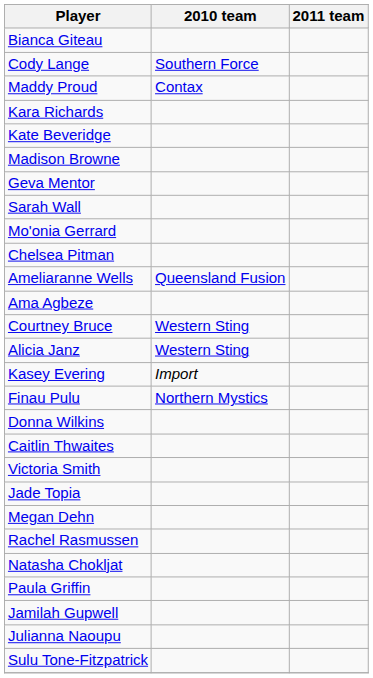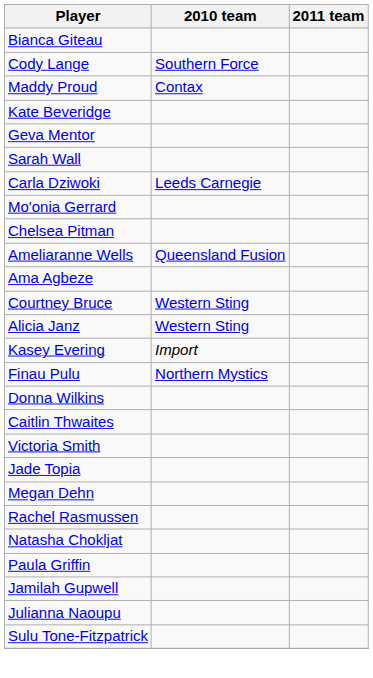- row: (56, 111)
- row: (64, 159)
+ row: (54, 183)
